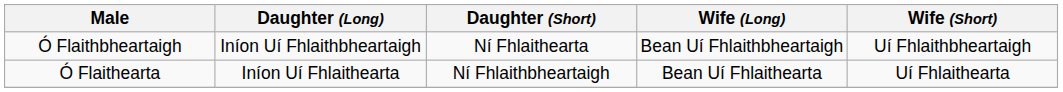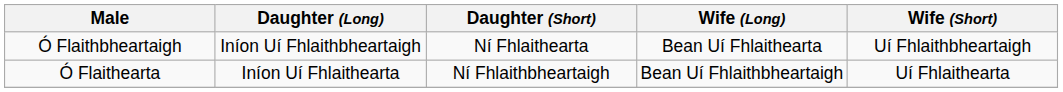(742, 45) Bean Uí Fhlaithbheartaigh -> (742, 45) Bean Uí Fhlaithearta
(742, 73) Bean Uí Fhlaithearta -> (742, 73) Bean Uí Fhlaithbheartaigh
